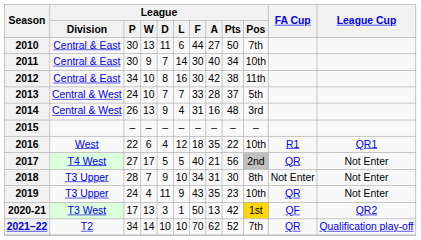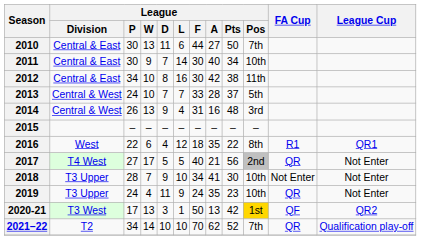(256, 144) 10th -> (256, 144) 8th
(214, 177) 31 -> (214, 177) 41
(256, 177) 8th -> (256, 177) 10th
(198, 194) 43 -> (198, 194) 24
